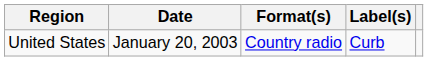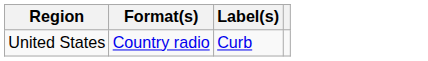- column: (175, 17)
